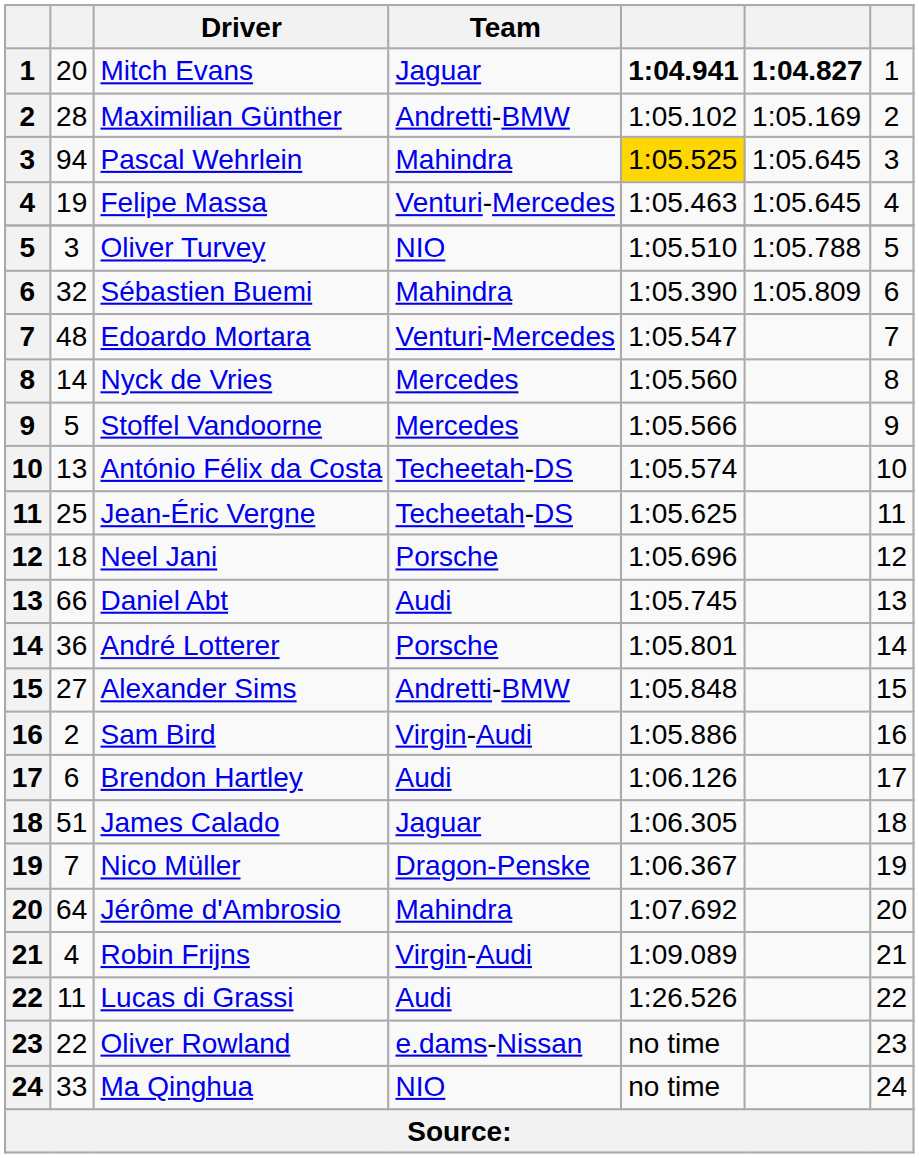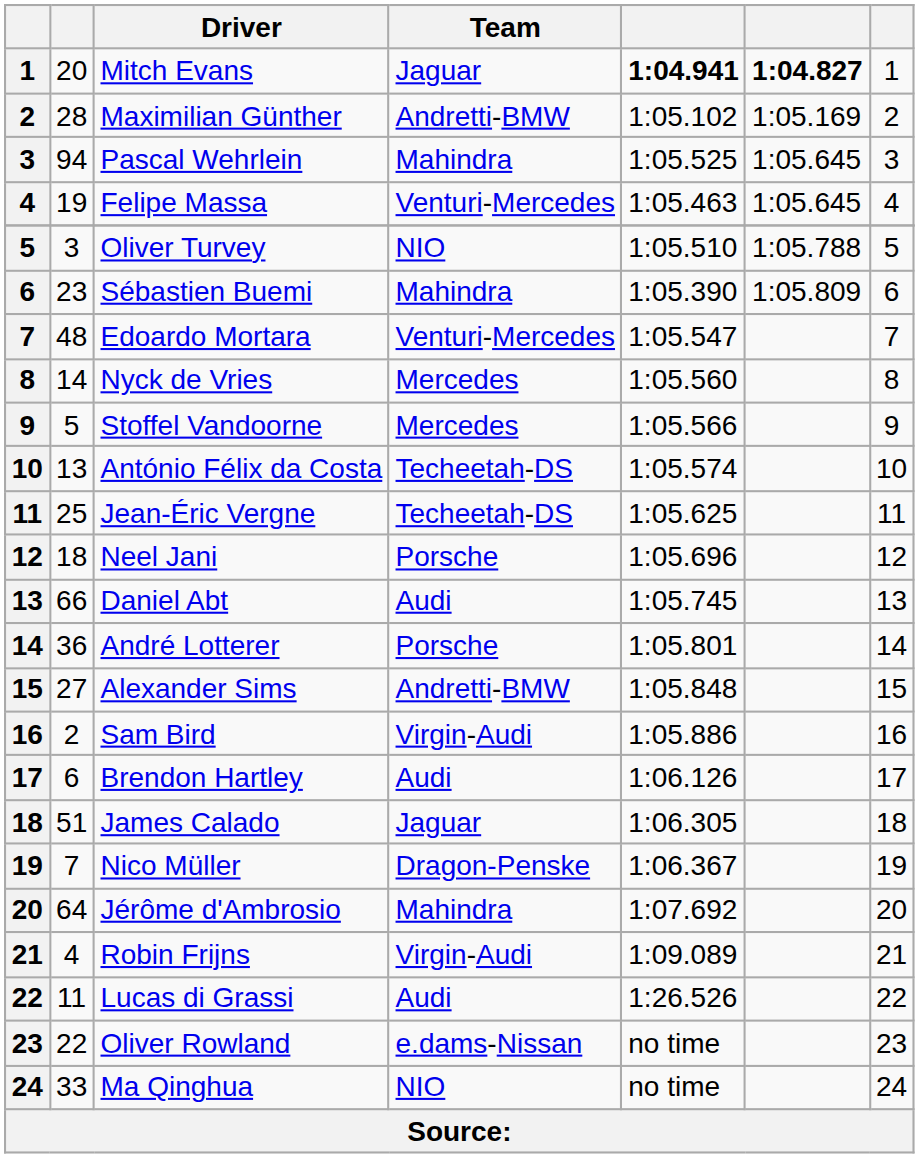(683, 159) gold background -> (683, 159) no background
(72, 292) 32 -> (72, 292) 23
